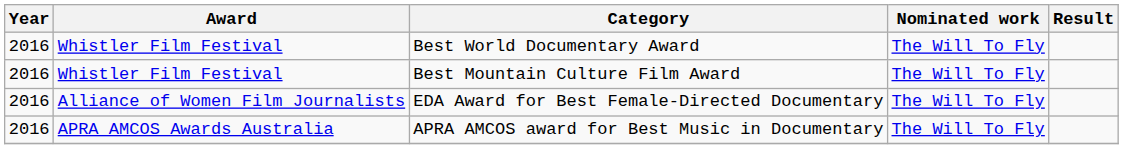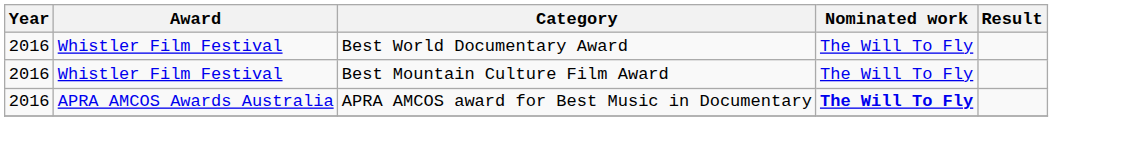- row: (648, 102)
(968, 130) normal -> (897, 102) bold
